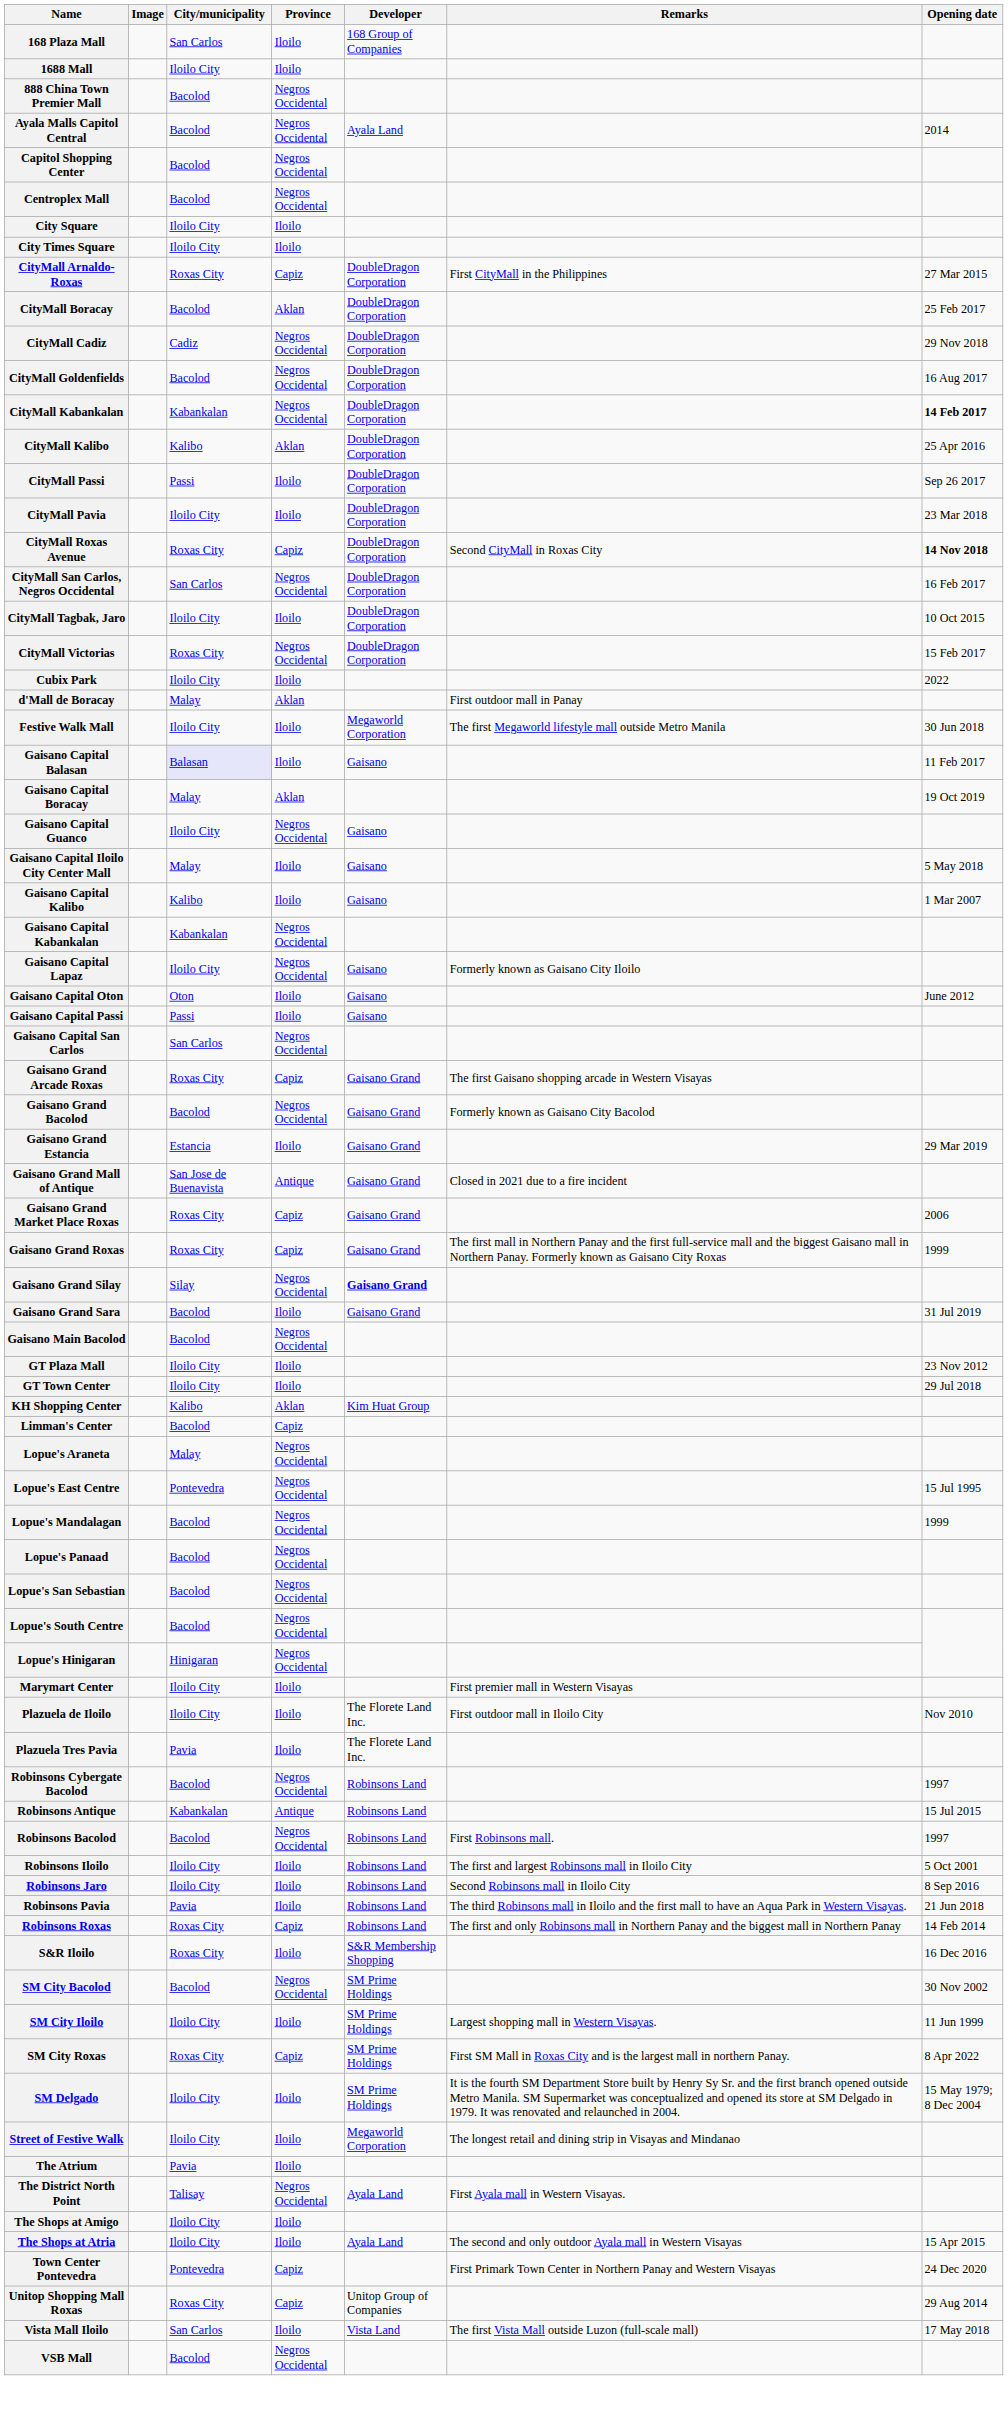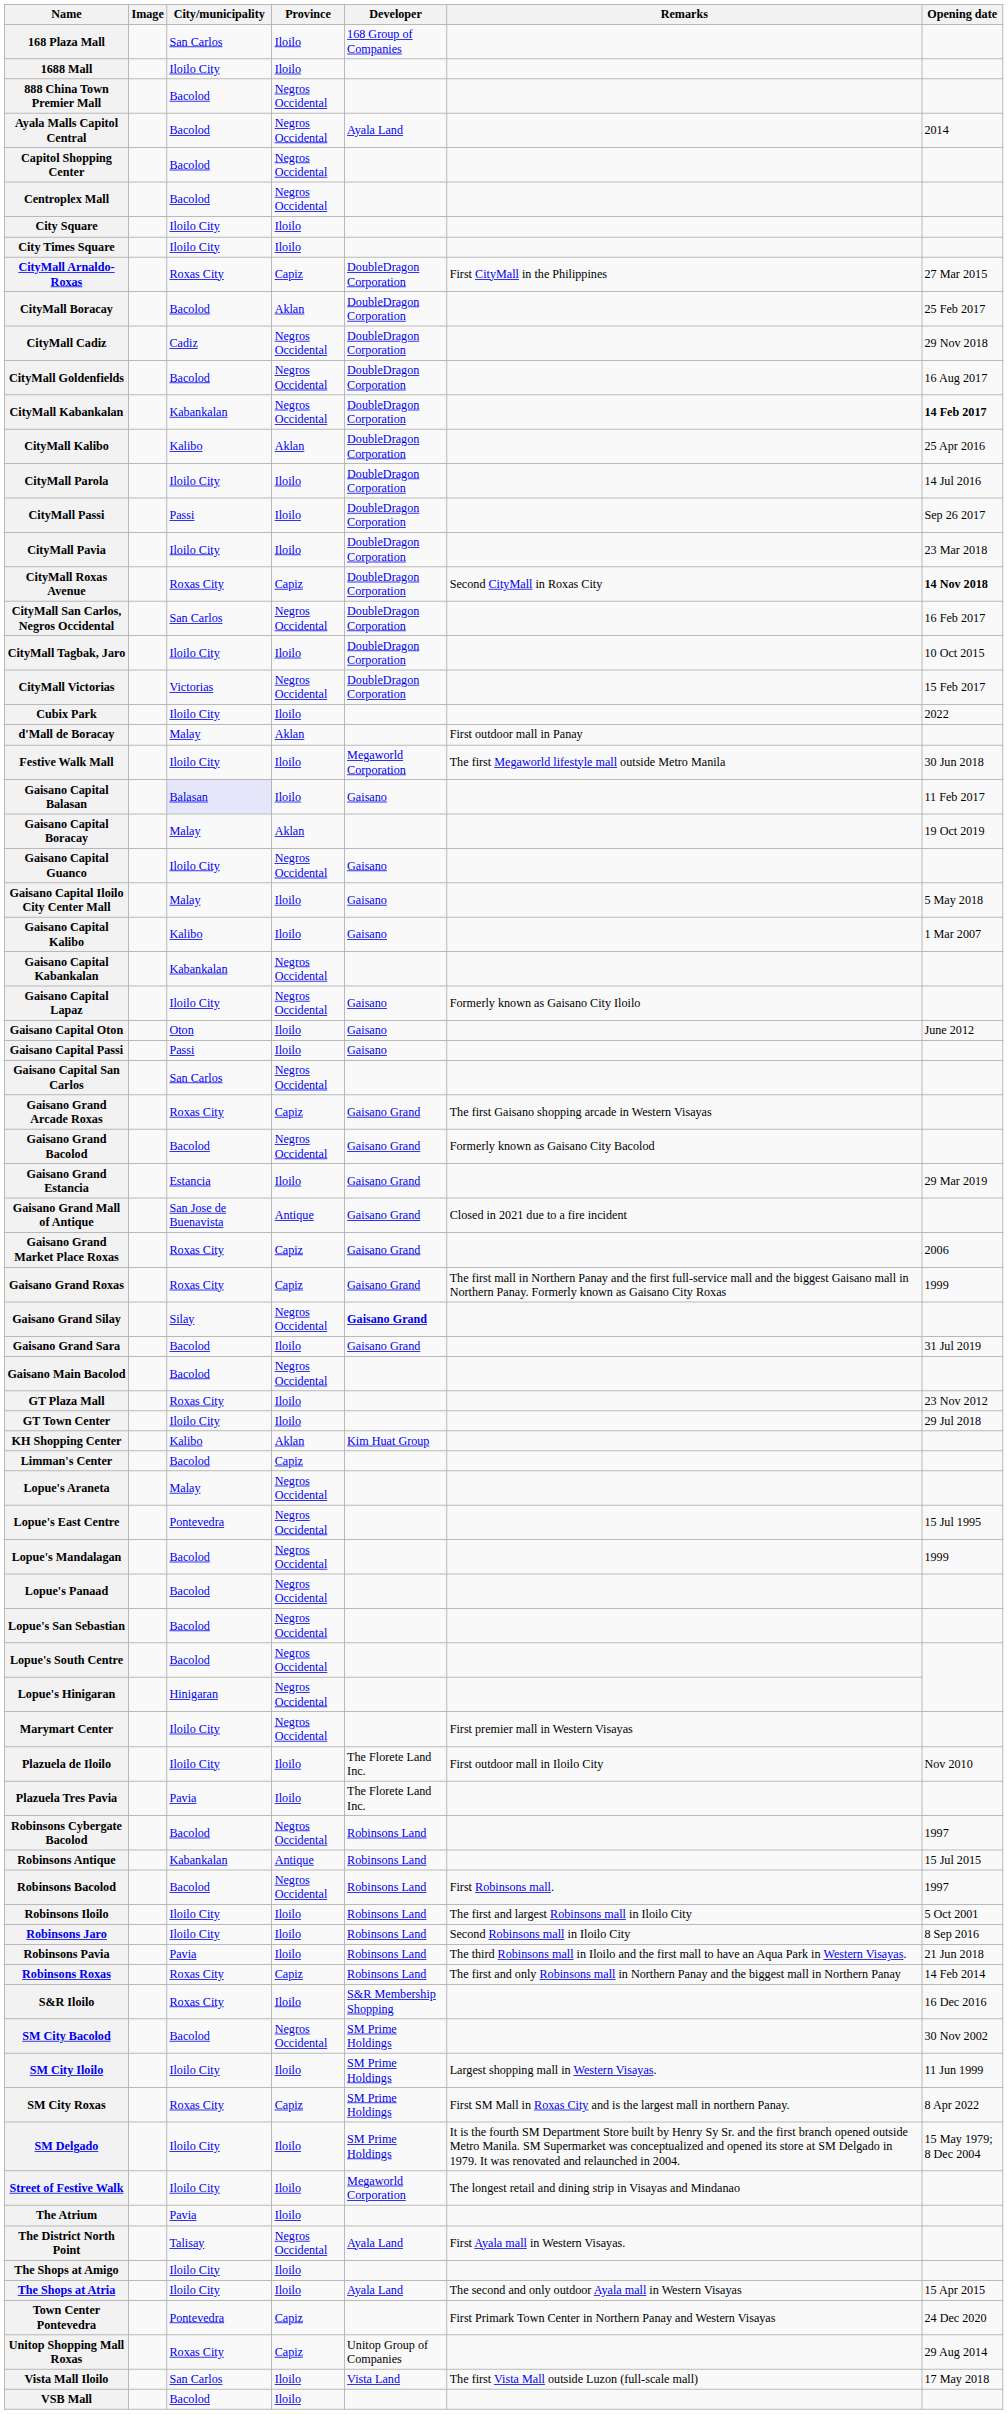+ row: (66, 481)
(197, 653) Roxas City -> (191, 687) Victorias
(195, 1366) Iloilo City -> (197, 1400) Roxas City
(288, 1687) Iloilo -> (301, 1729) Negros Occidental
(301, 2357) Negros Occidental -> (288, 2399) Iloilo
